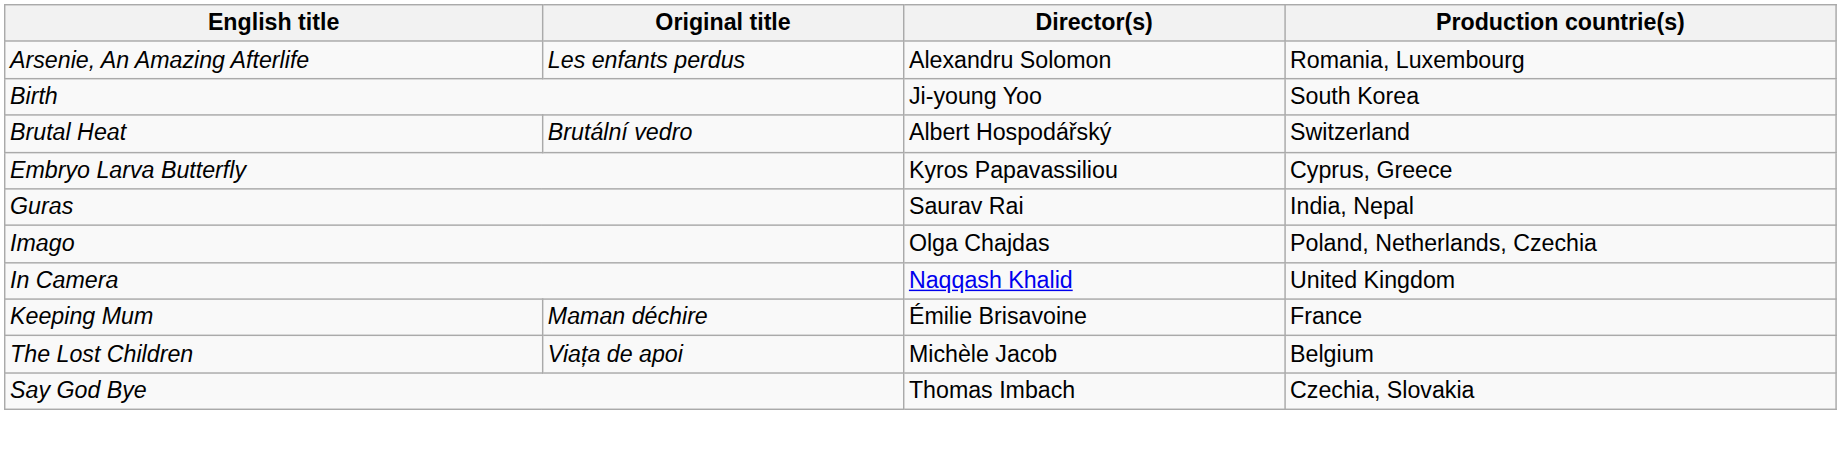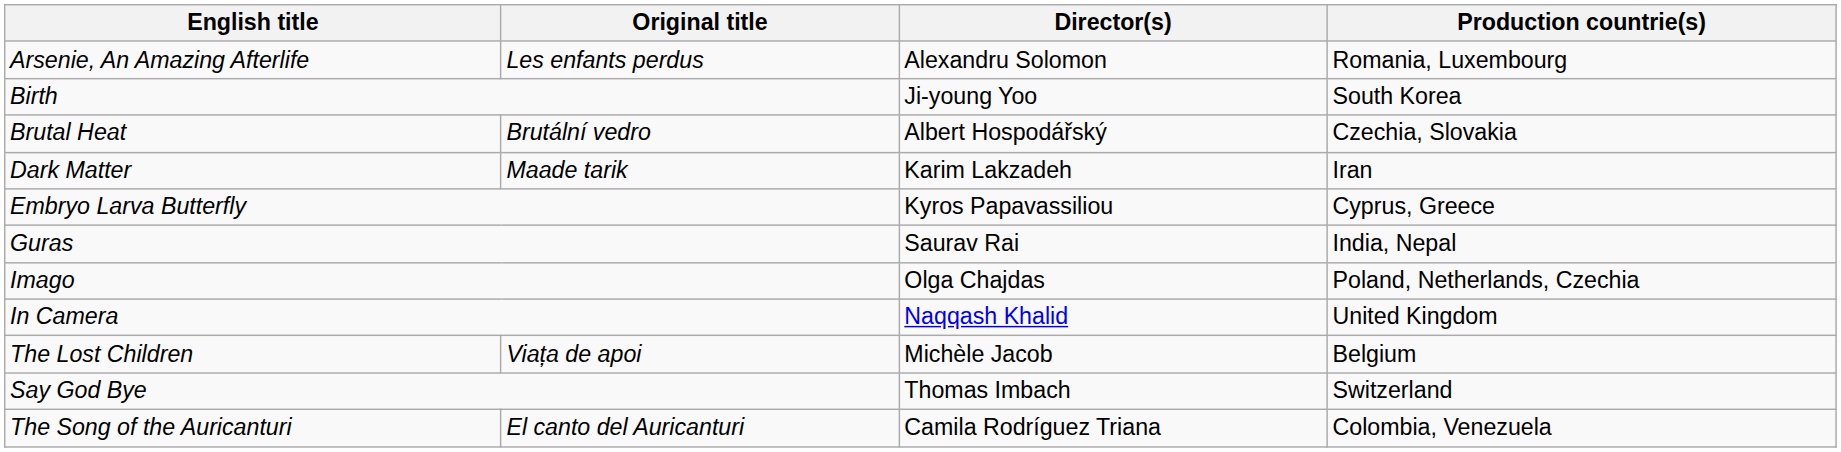(1350, 133) Switzerland -> (1425, 133) Czechia, Slovakia
+ row: (71, 170)
- row: (82, 317)
(1382, 390) Czechia, Slovakia -> (1392, 390) Switzerland
+ row: (151, 427)
